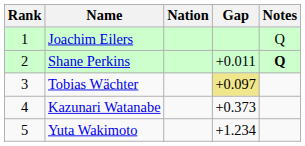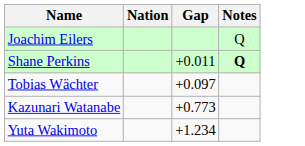- column: (25, 15)
(236, 84) khaki background -> (195, 84) no background
(236, 107) +0.373 -> (195, 107) +0.773
